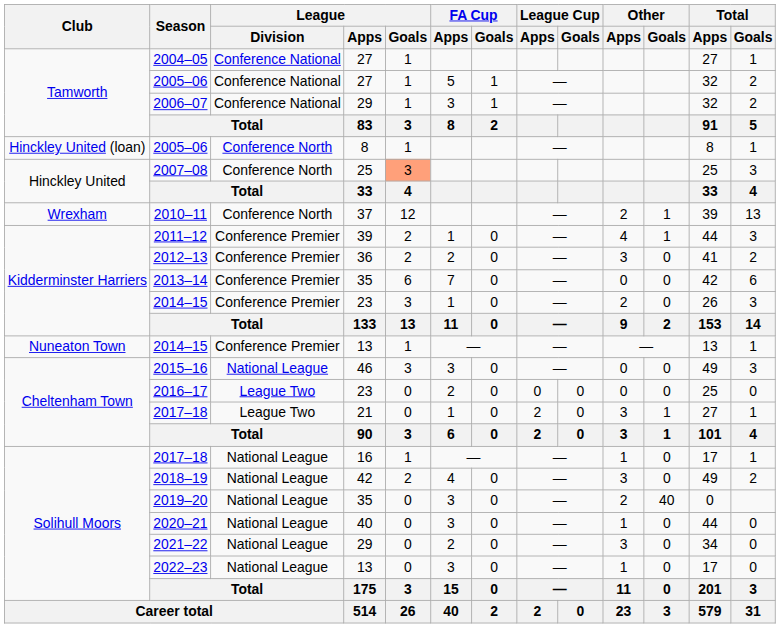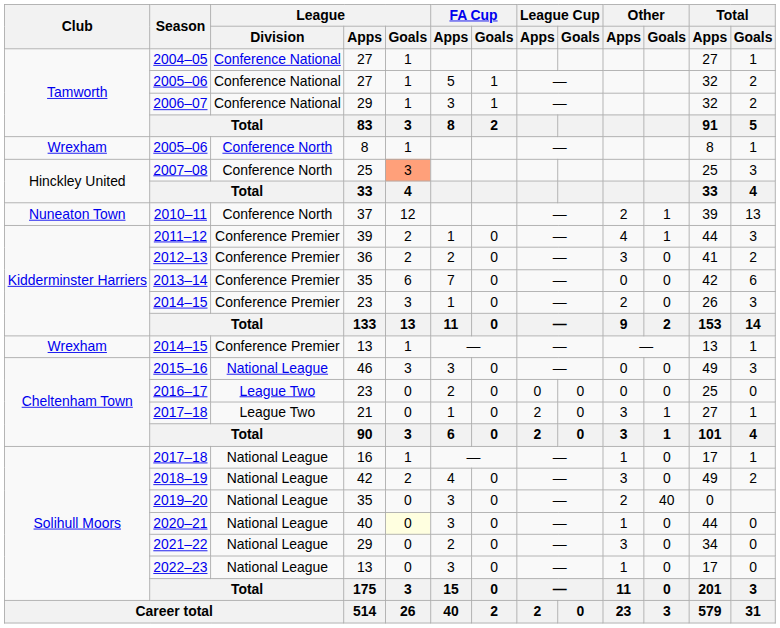(77, 147) Hinckley United (loan) -> (77, 147) Wrexham
(77, 214) Wrexham -> (77, 214) Nuneaton Town
(77, 346) Nuneaton Town -> (77, 346) Wrexham
(408, 523) no background -> (408, 523) lightyellow background
